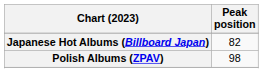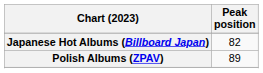(235, 59) 98 -> (235, 59) 89
